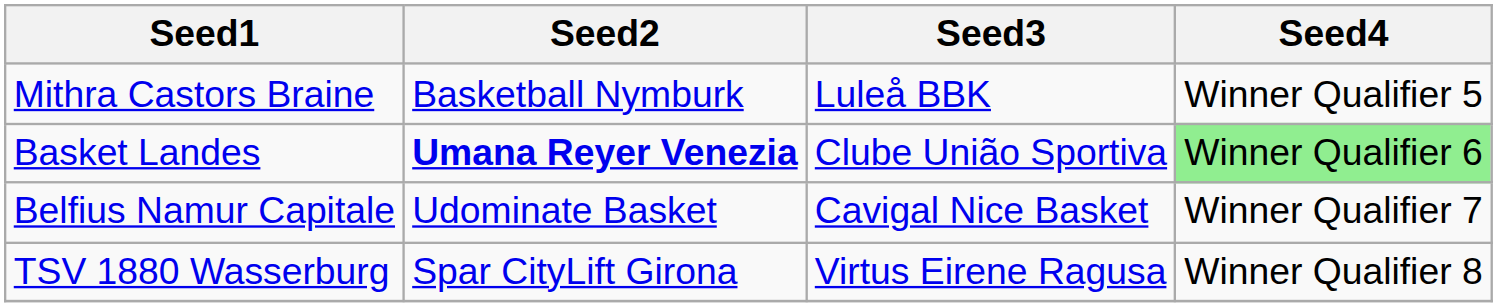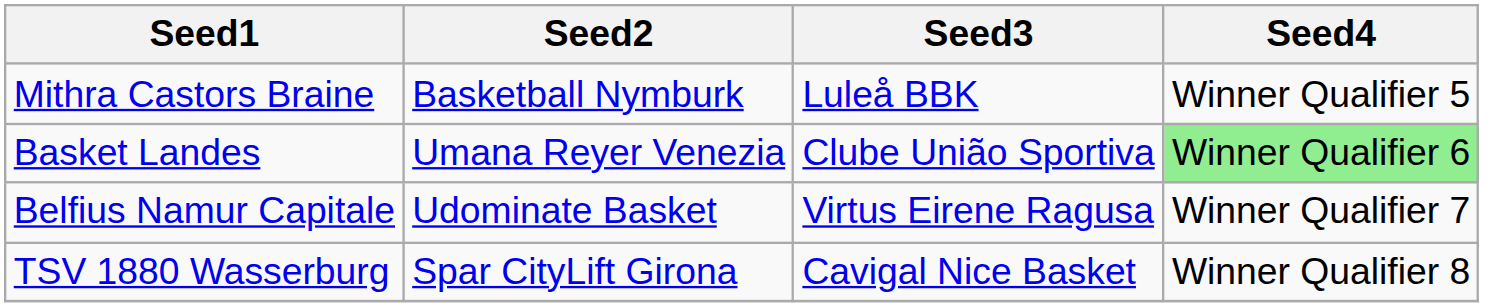(605, 152) bold -> (599, 152) normal
(982, 211) Cavigal Nice Basket -> (978, 211) Virtus Eirene Ragusa
(991, 270) Virtus Eirene Ragusa -> (969, 270) Cavigal Nice Basket
